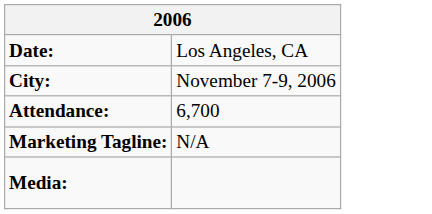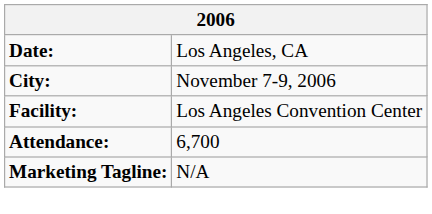+ row: (43, 111)
- row: (38, 182)
